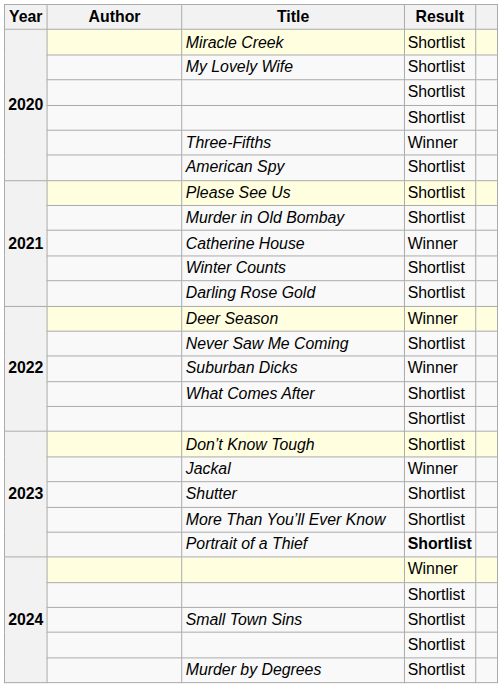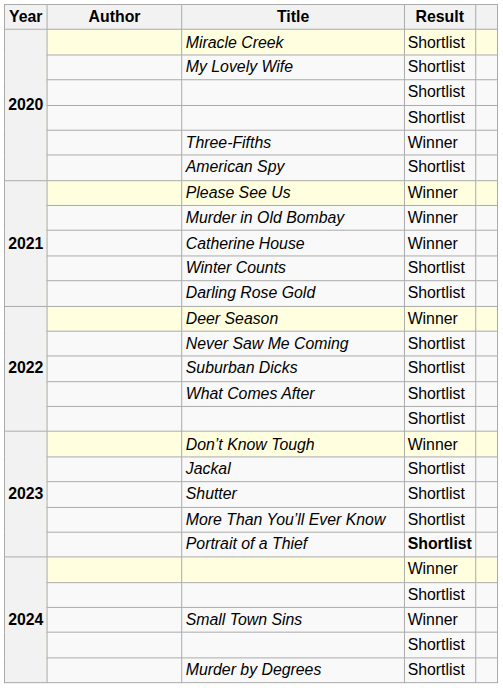(436, 192) Shortlist -> (433, 192) Winner
(436, 218) Shortlist -> (433, 218) Winner
(433, 368) Winner -> (436, 368) Shortlist
(436, 444) Shortlist -> (433, 444) Winner
(433, 469) Winner -> (436, 469) Shortlist
(436, 619) Shortlist -> (433, 619) Winner
